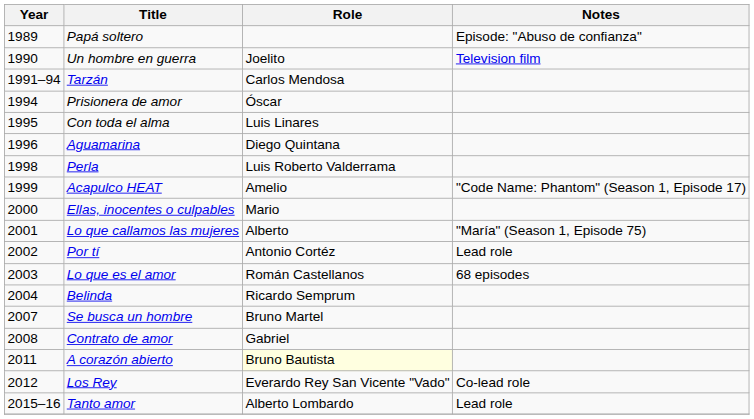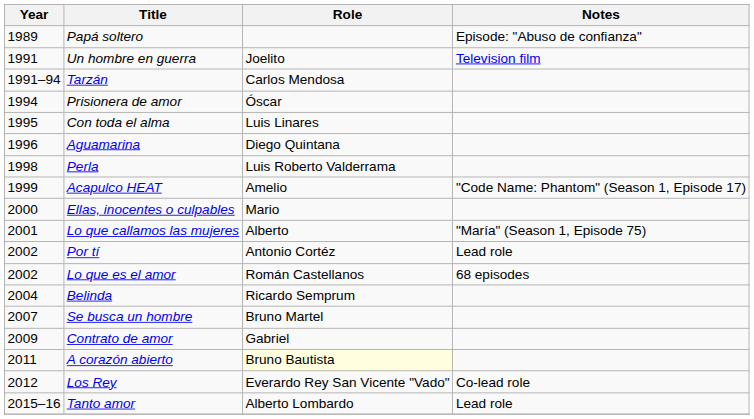(23, 58) 1990 -> (23, 58) 1991
(23, 274) 2003 -> (23, 274) 2002
(23, 338) 2008 -> (23, 338) 2009
